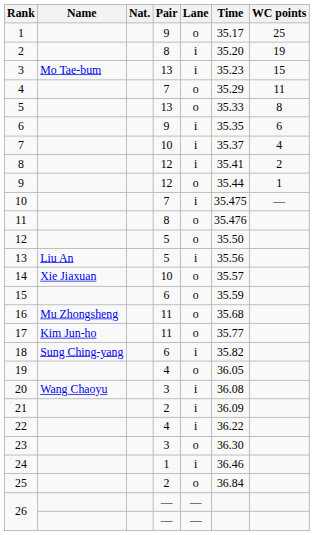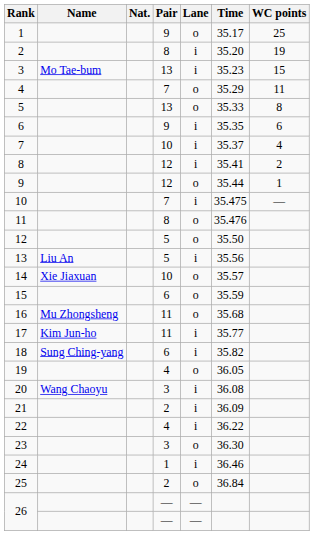(196, 333) o -> (196, 333) i
